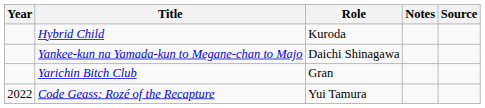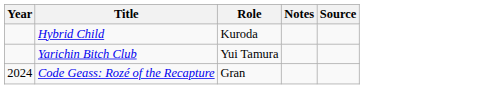- row: (170, 53)
(321, 73) Gran -> (249, 53) Yui Tamura
(20, 93) 2022 -> (20, 73) 2024
(337, 93) Yui Tamura -> (233, 73) Gran
